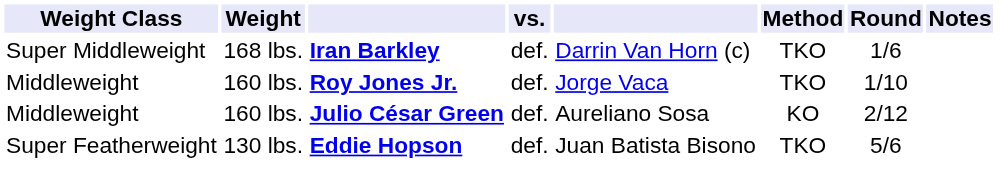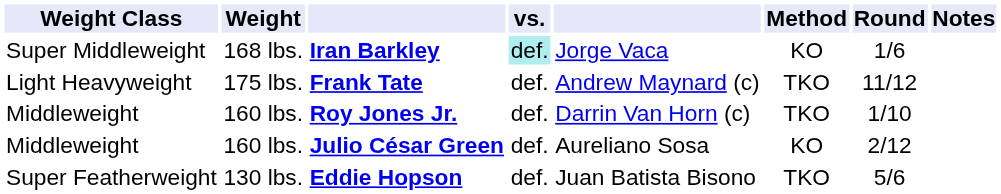(530, 50) no background -> (530, 50) paleturquoise background
(653, 50) Darrin Van Horn (c) -> (612, 50) Jorge Vaca
(803, 50) TKO -> (807, 50) KO
+ row: (366, 82)
(612, 82) Jorge Vaca -> (653, 114) Darrin Van Horn (c)
